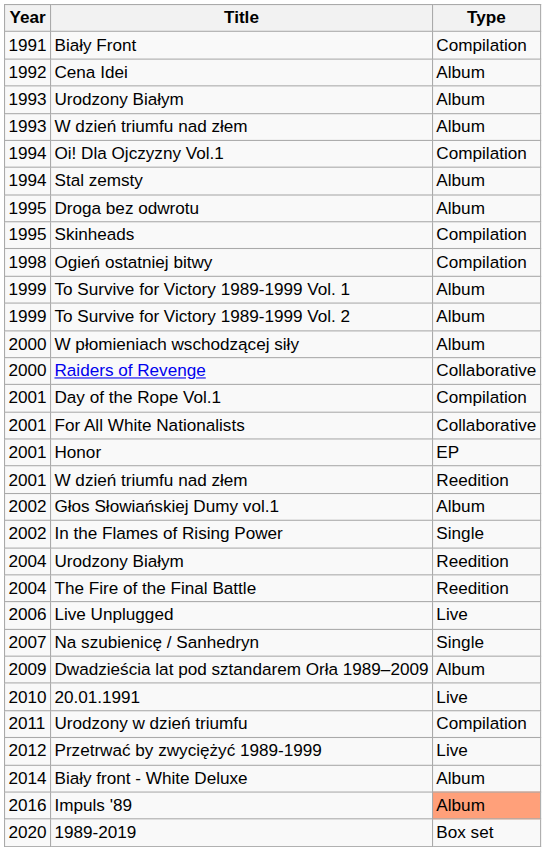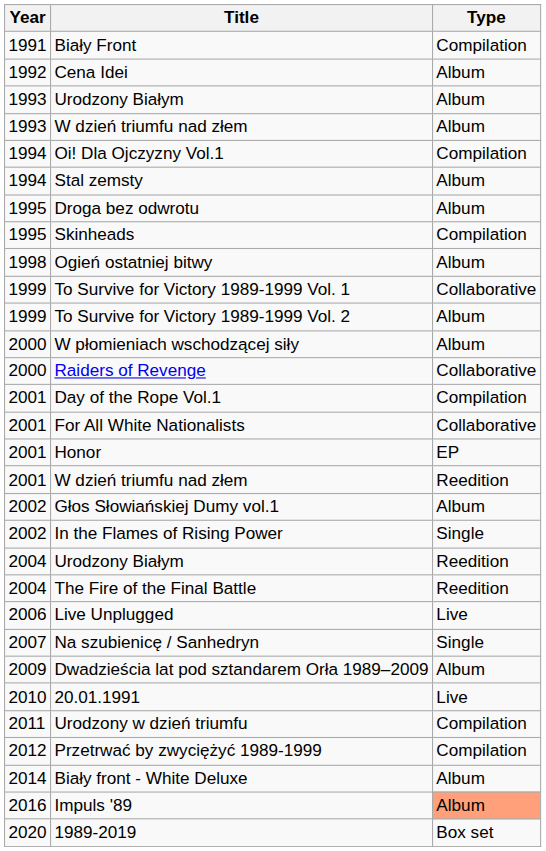(482, 262) Compilation -> (461, 262) Album
(461, 289) Album -> (486, 289) Collaborative
(452, 751) Live -> (482, 751) Compilation
